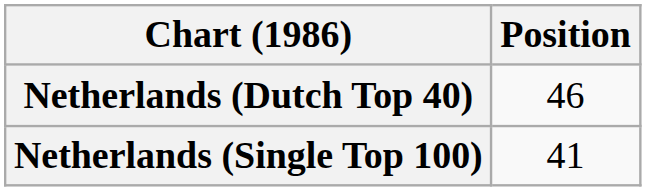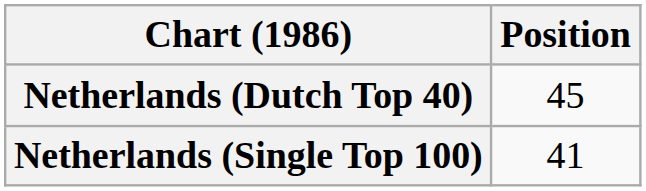(566, 94) 46 -> (566, 94) 45
